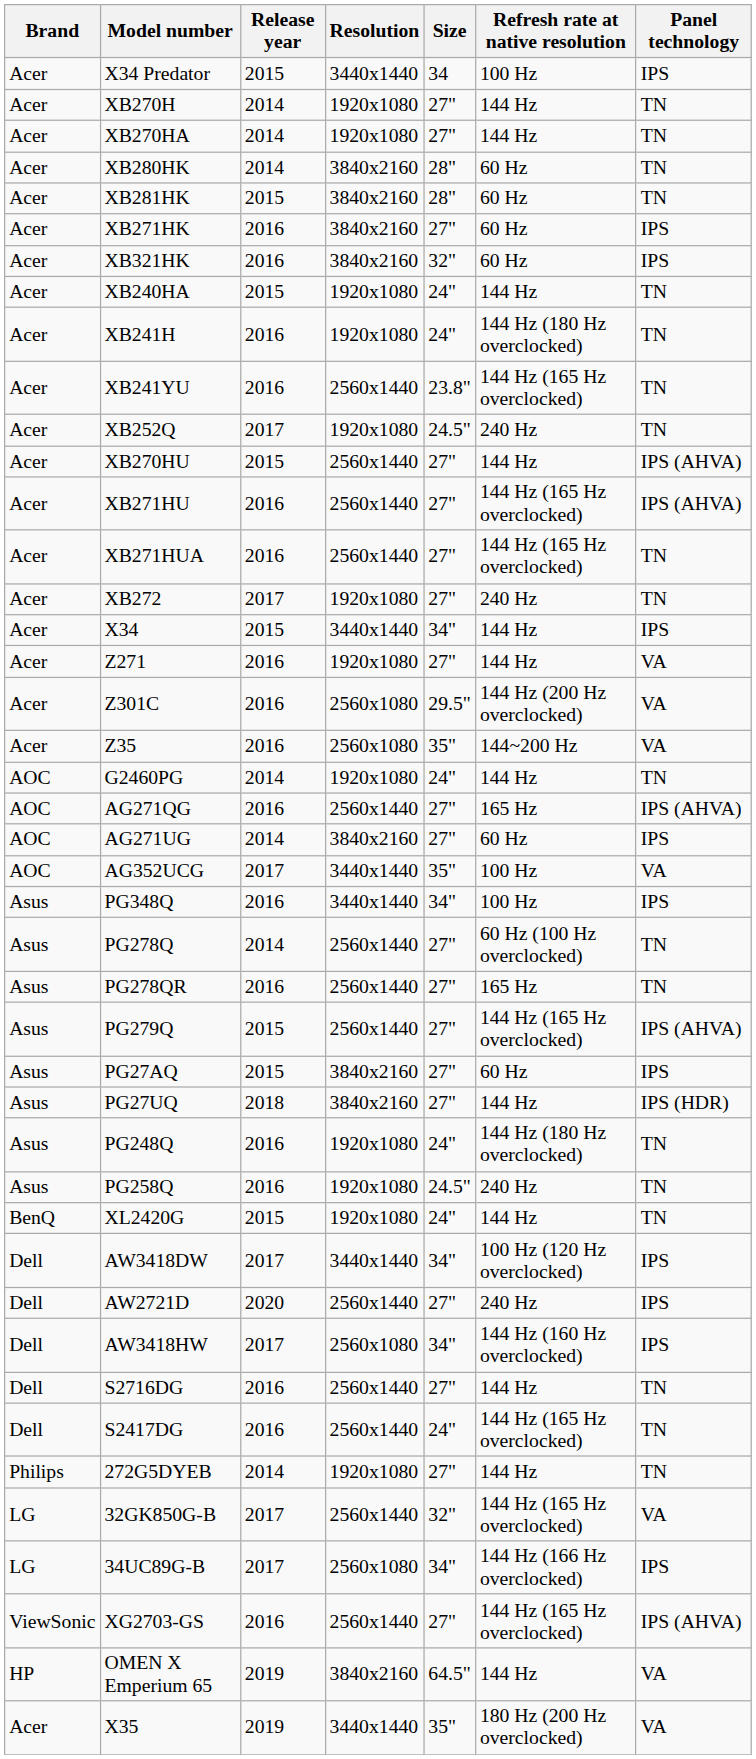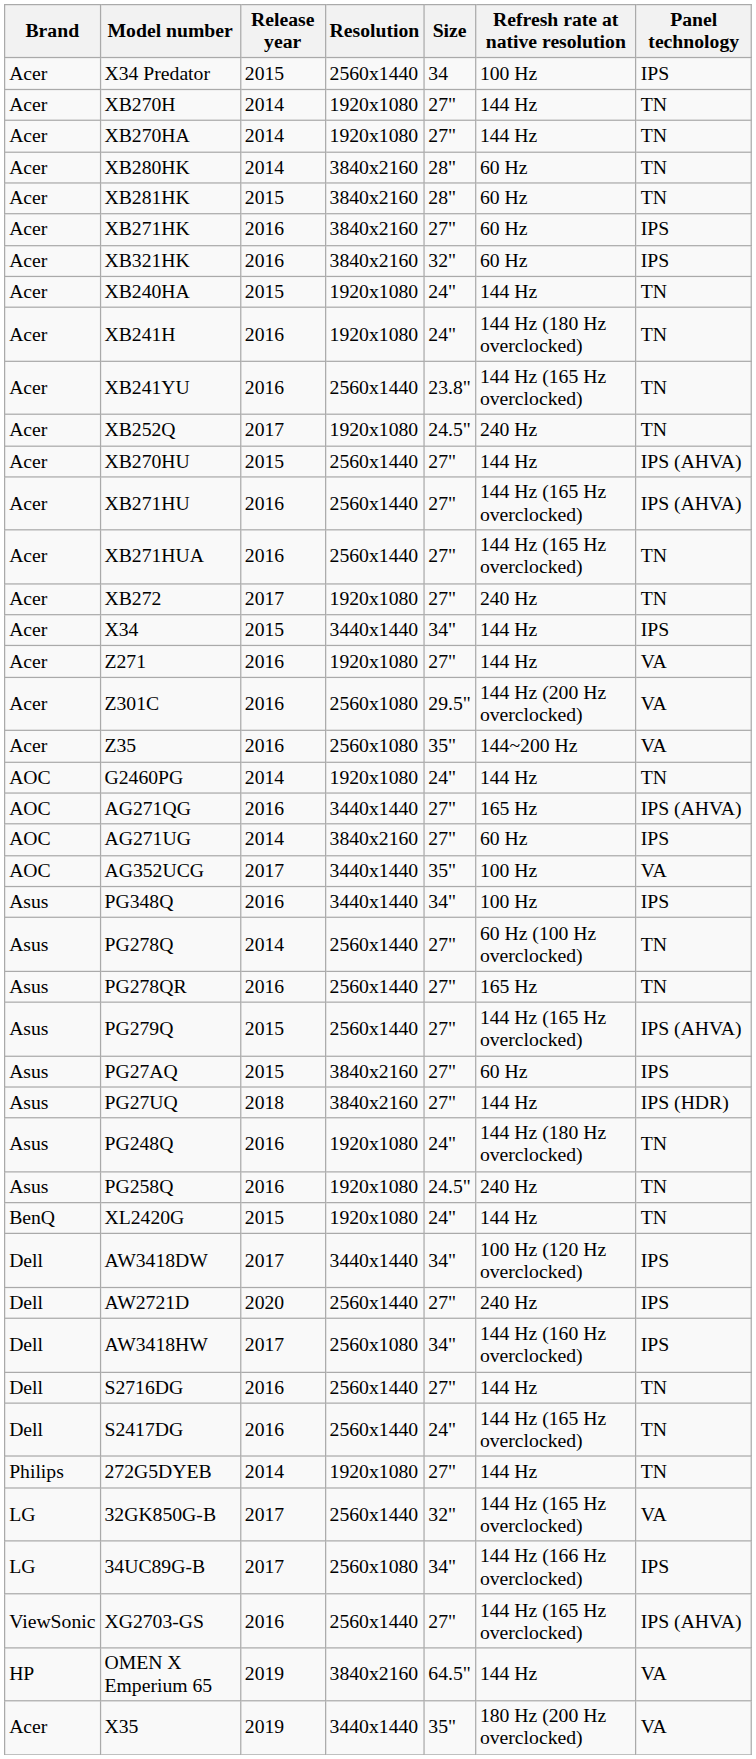(374, 73) 3440x1440 -> (374, 73) 2560x1440
(374, 808) 2560x1440 -> (374, 808) 3440x1440
